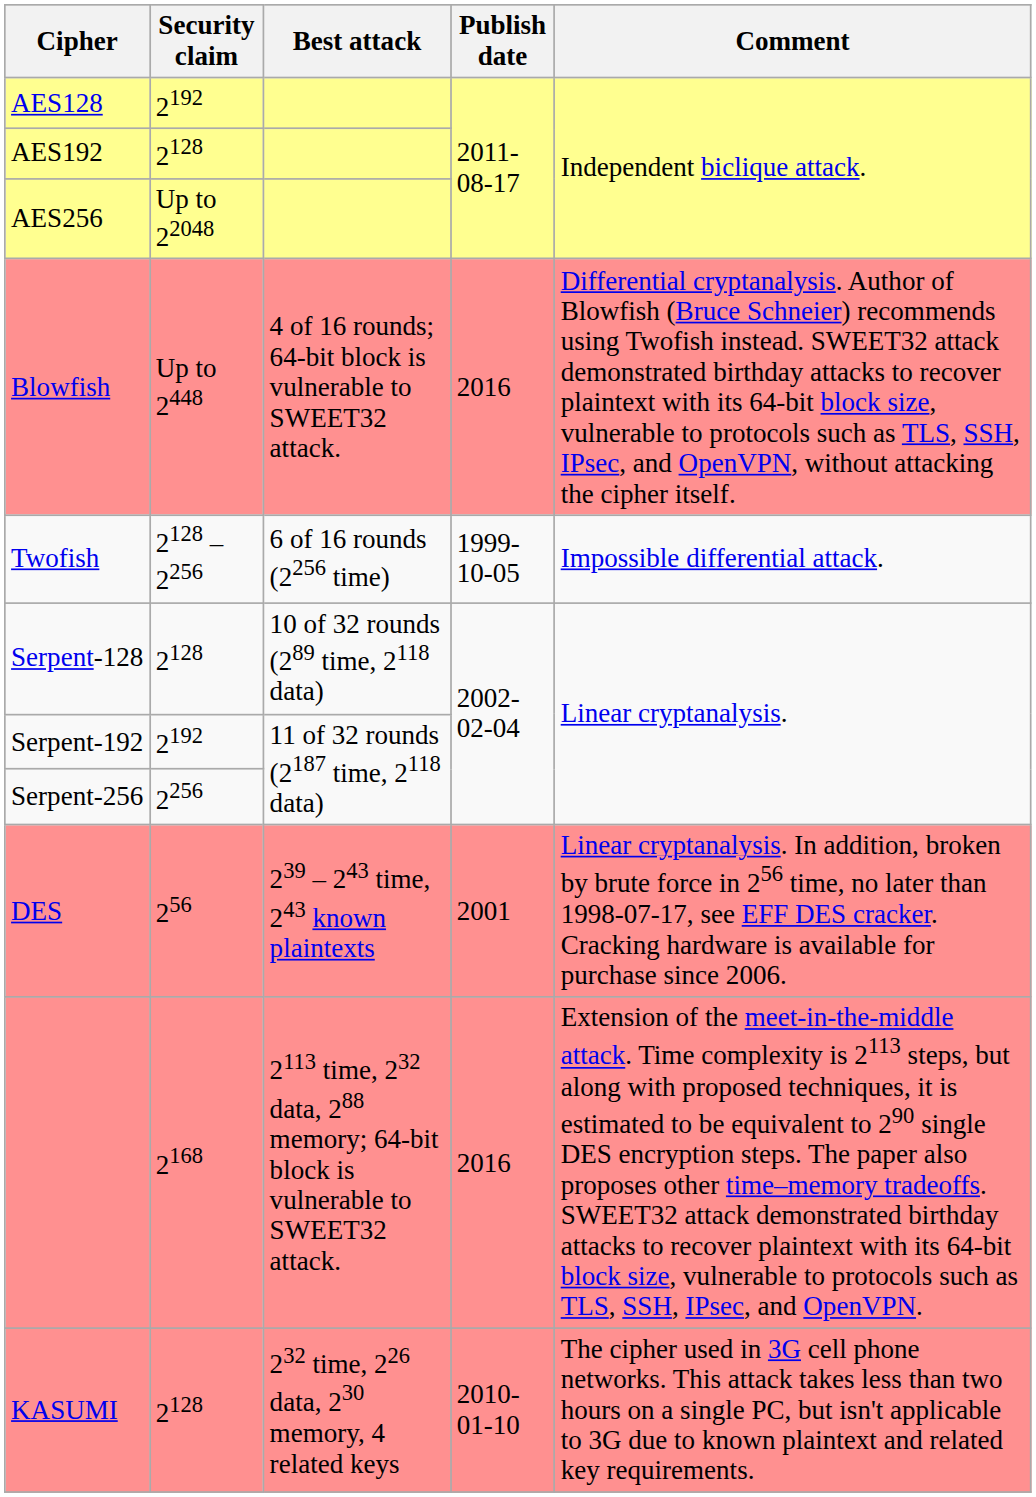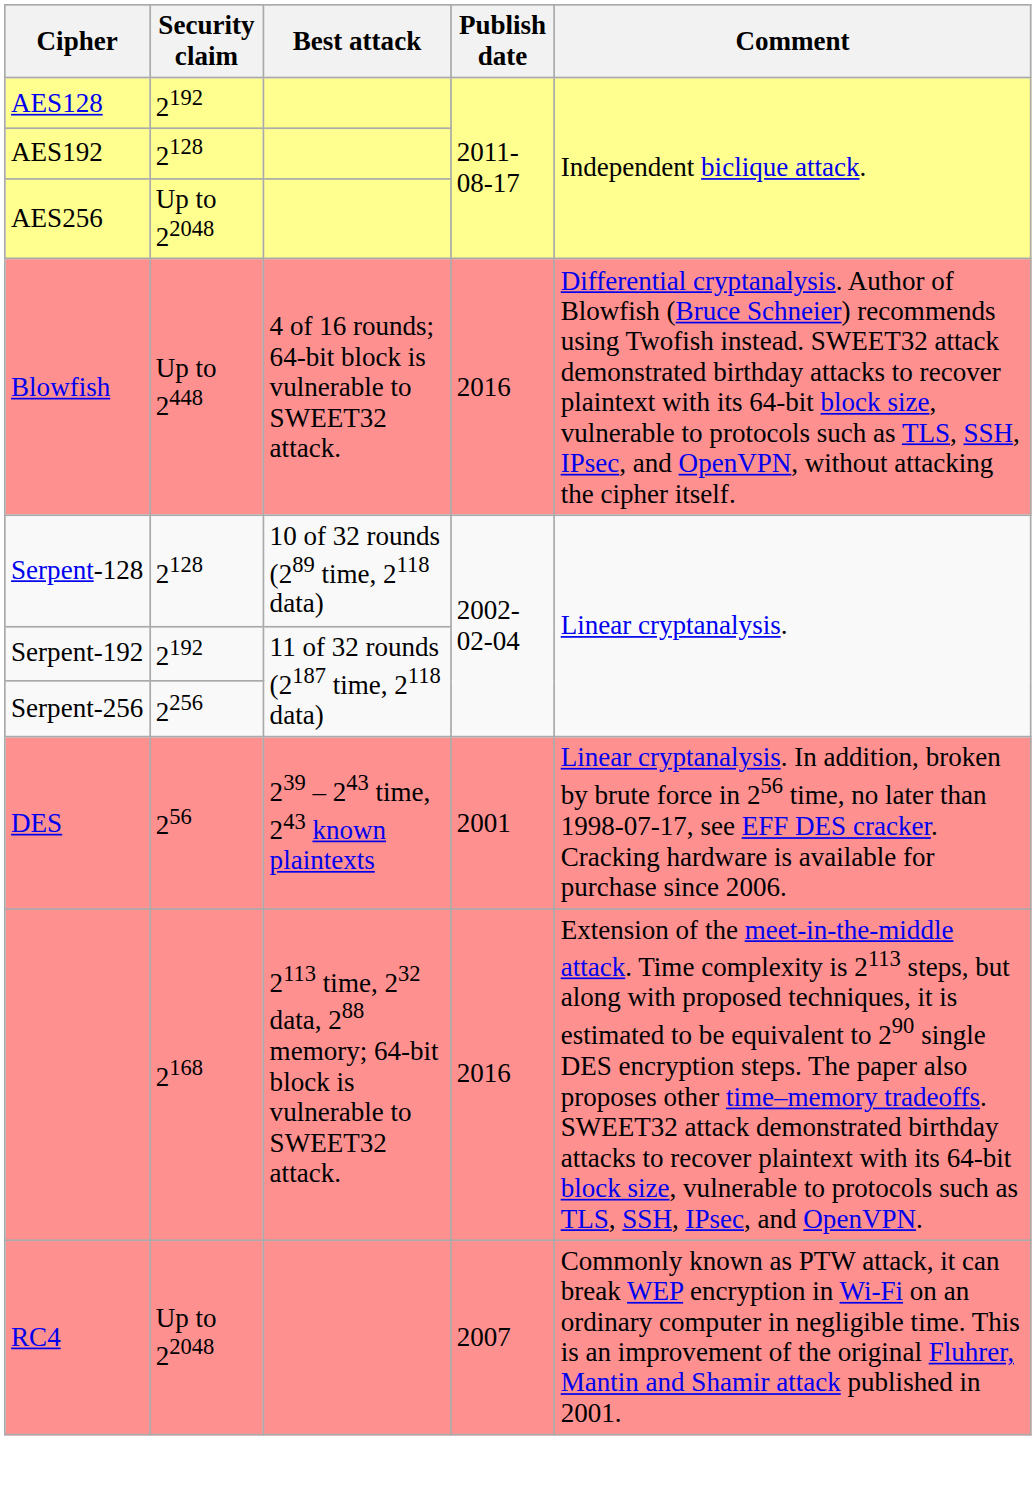- row: (55, 558)
- row: (64, 1410)
+ row: (36, 1337)
